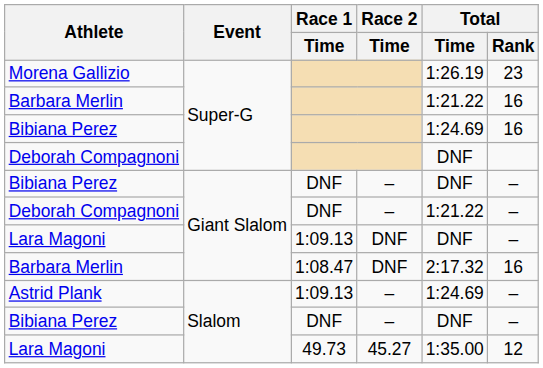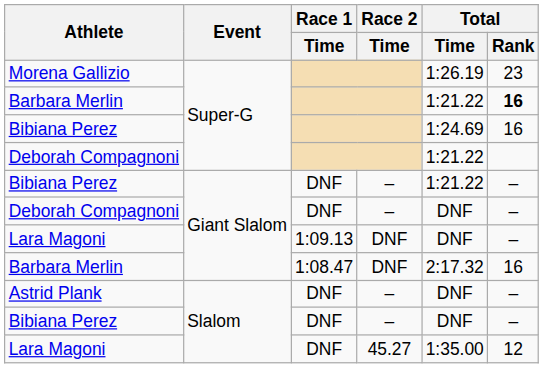(513, 101) normal -> (513, 101) bold
(455, 156) DNF -> (455, 156) 1:21.22
(455, 184) DNF -> (455, 184) 1:21.22
(455, 211) 1:21.22 -> (455, 211) DNF
(324, 294) 1:09.13 -> (324, 294) DNF
(455, 294) 1:24.69 -> (455, 294) DNF
(324, 349) 49.73 -> (324, 349) DNF
